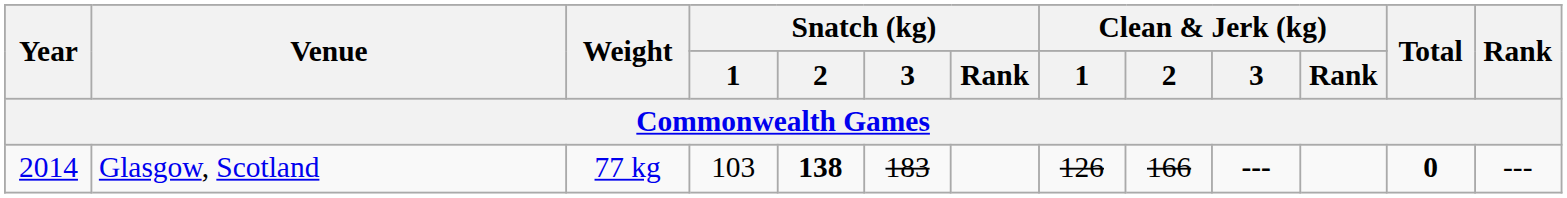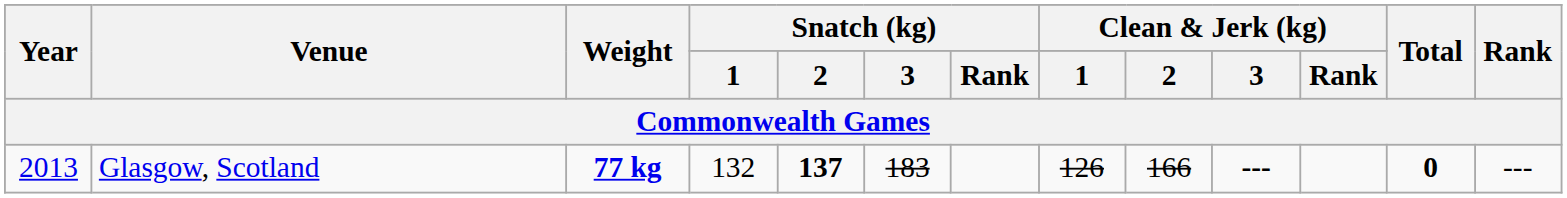(49, 167) 2014 -> (49, 167) 2013
(628, 167) normal -> (628, 167) bold
(733, 167) 103 -> (733, 167) 132
(820, 167) 138 -> (820, 167) 137
